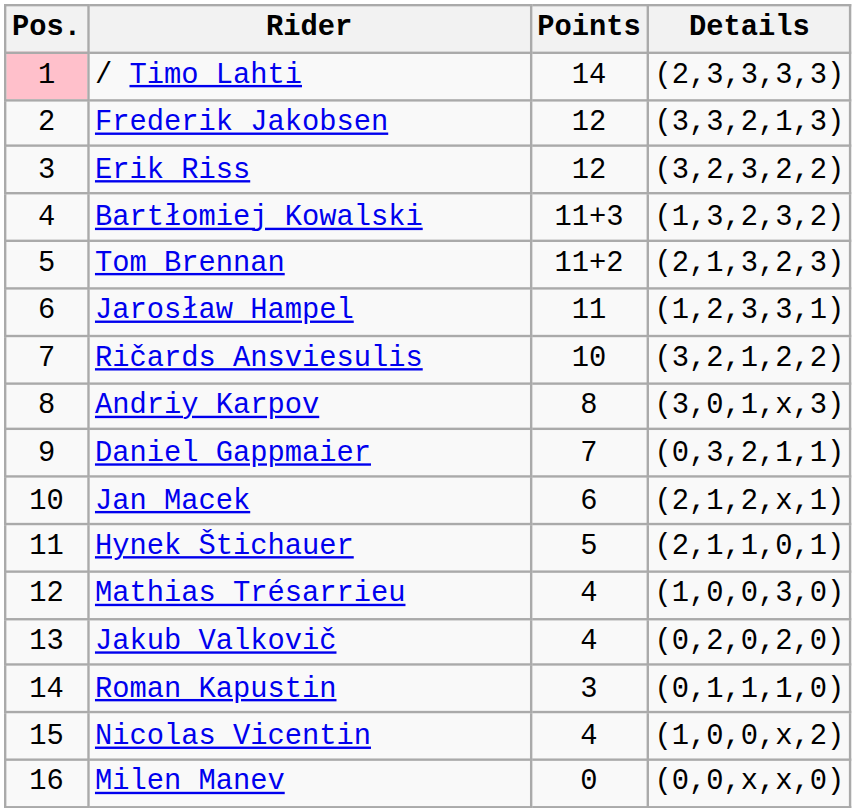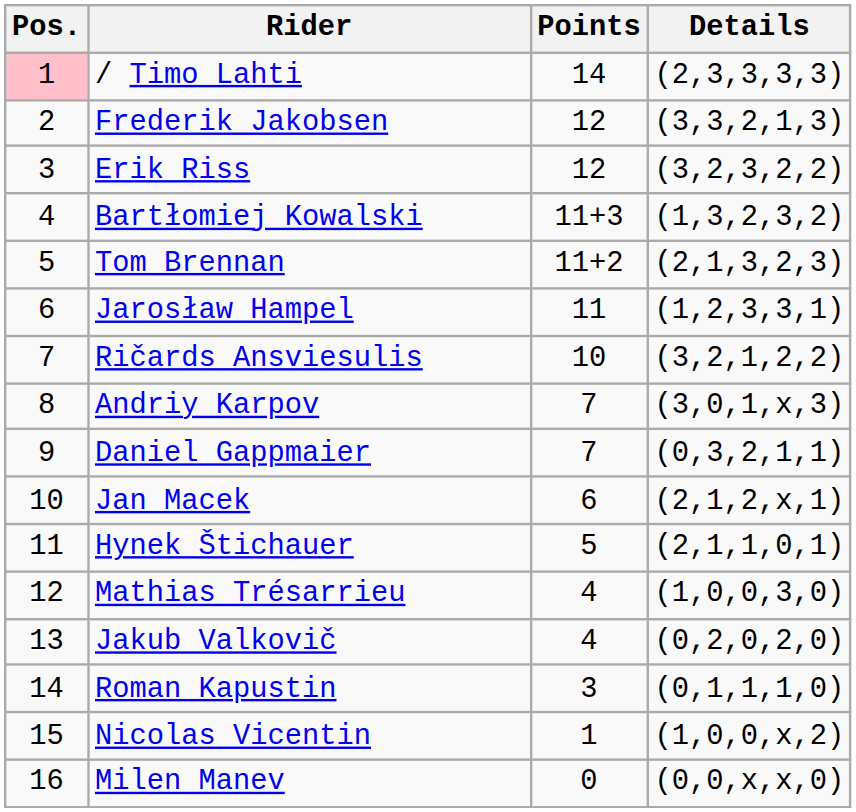(589, 406) 8 -> (589, 406) 7
(589, 736) 4 -> (589, 736) 1
